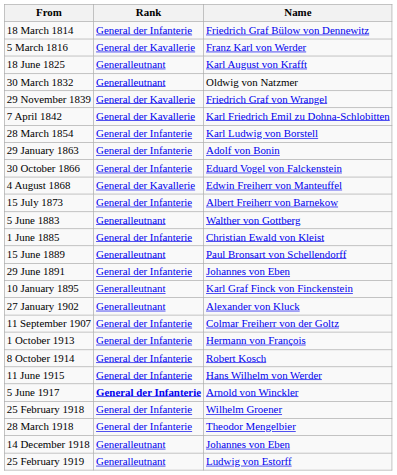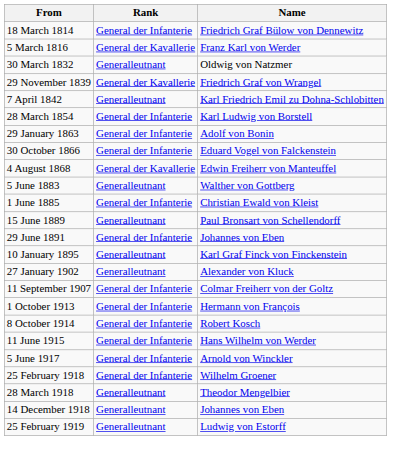- row: (36, 64)
(146, 116) General der Kavallerie -> (131, 99) Generalleutnant
- row: (35, 202)
(149, 392) bold -> (144, 358) normal
(144, 427) General der Infanterie -> (131, 392) Generalleutnant
